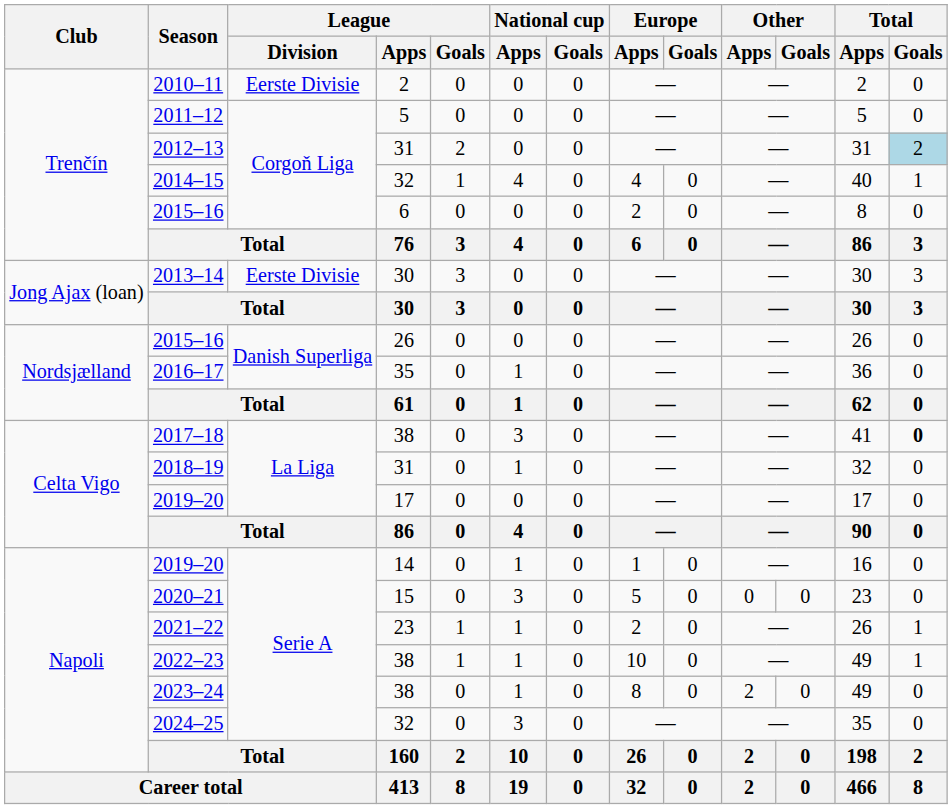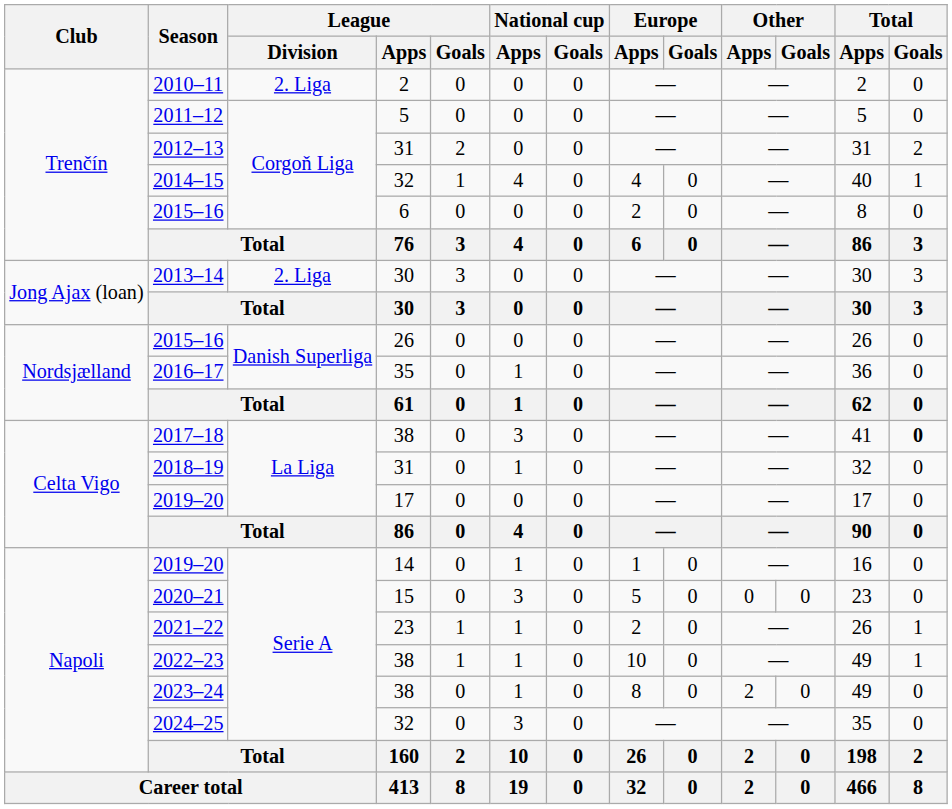(303, 84) Eerste Divisie -> (303, 84) 2. Liga
(918, 148) lightblue background -> (918, 148) no background
(303, 276) Eerste Divisie -> (303, 276) 2. Liga
